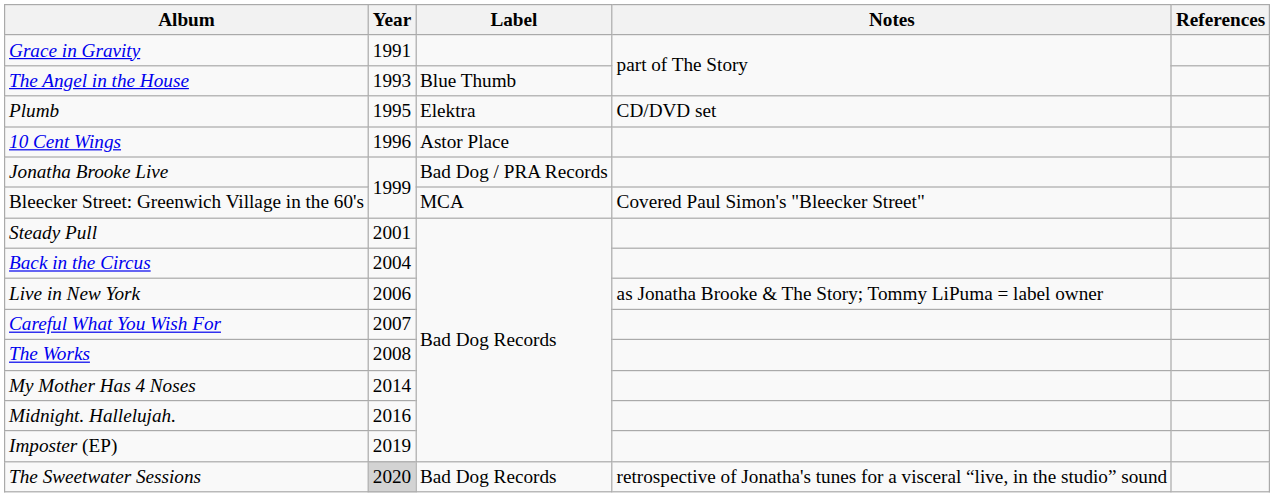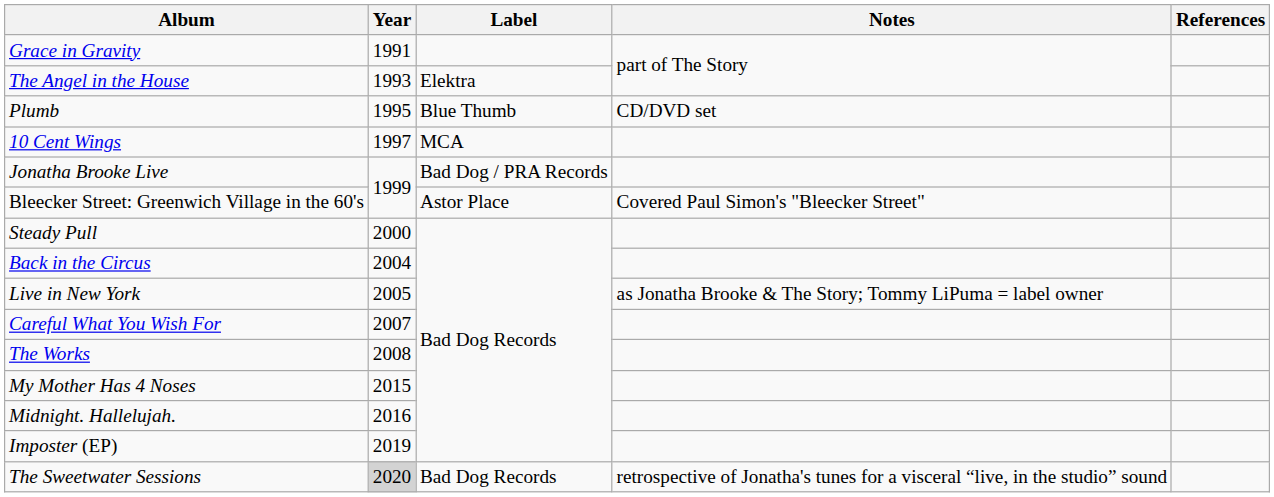(468, 80) Blue Thumb -> (448, 80) Elektra
(448, 111) Elektra -> (468, 111) Blue Thumb
(392, 141) 1996 -> (392, 141) 1997
(465, 141) Astor Place -> (442, 141) MCA
(442, 202) MCA -> (465, 202) Astor Place
(392, 232) 2001 -> (392, 232) 2000
(392, 293) 2006 -> (392, 293) 2005
(392, 385) 2014 -> (392, 385) 2015
